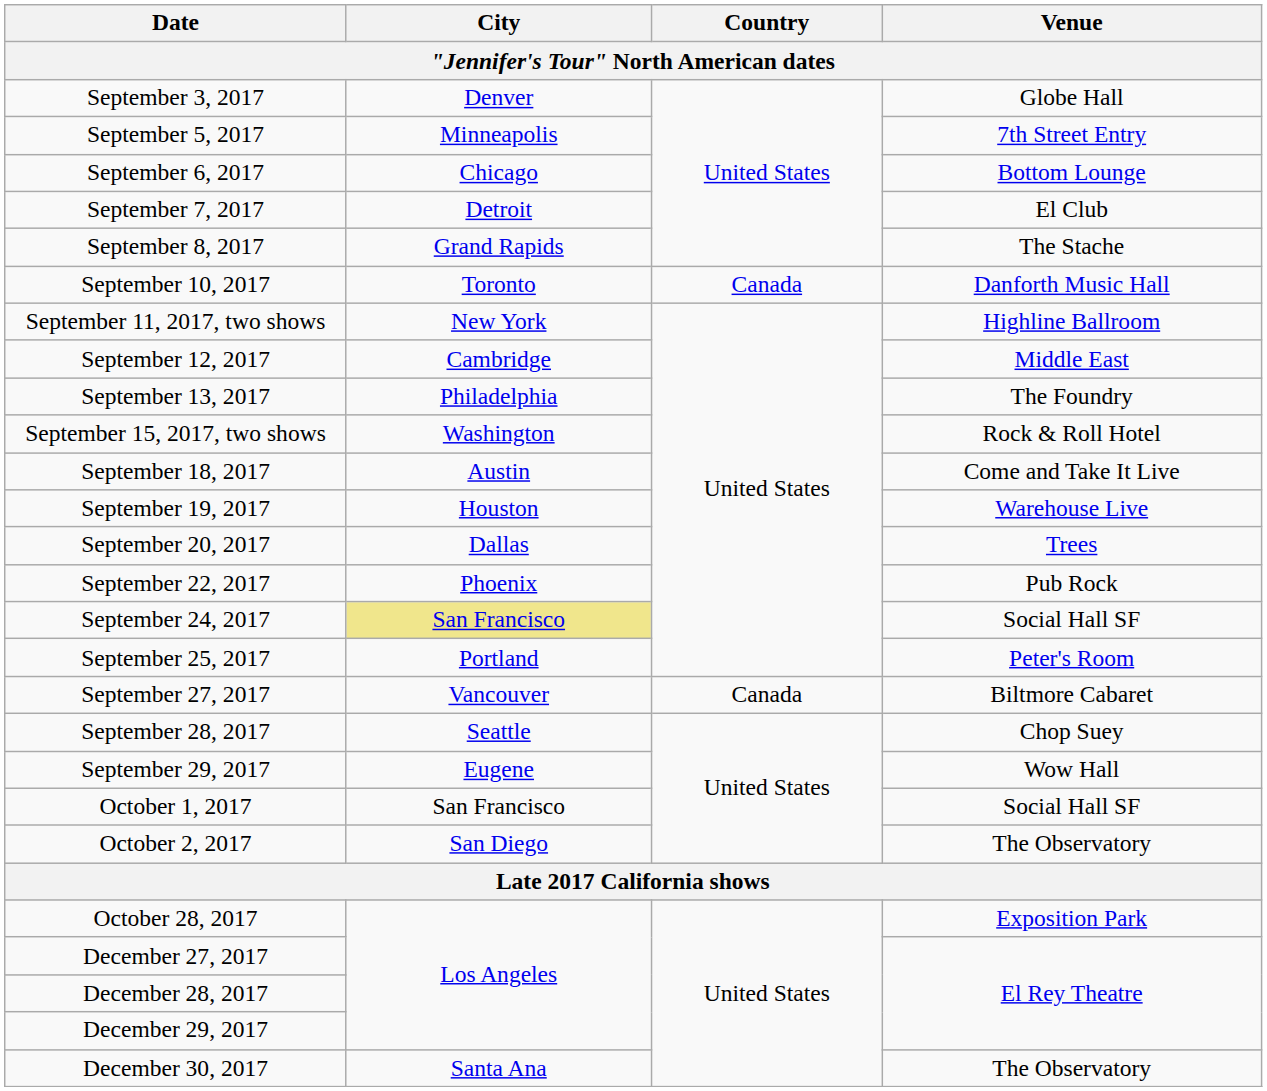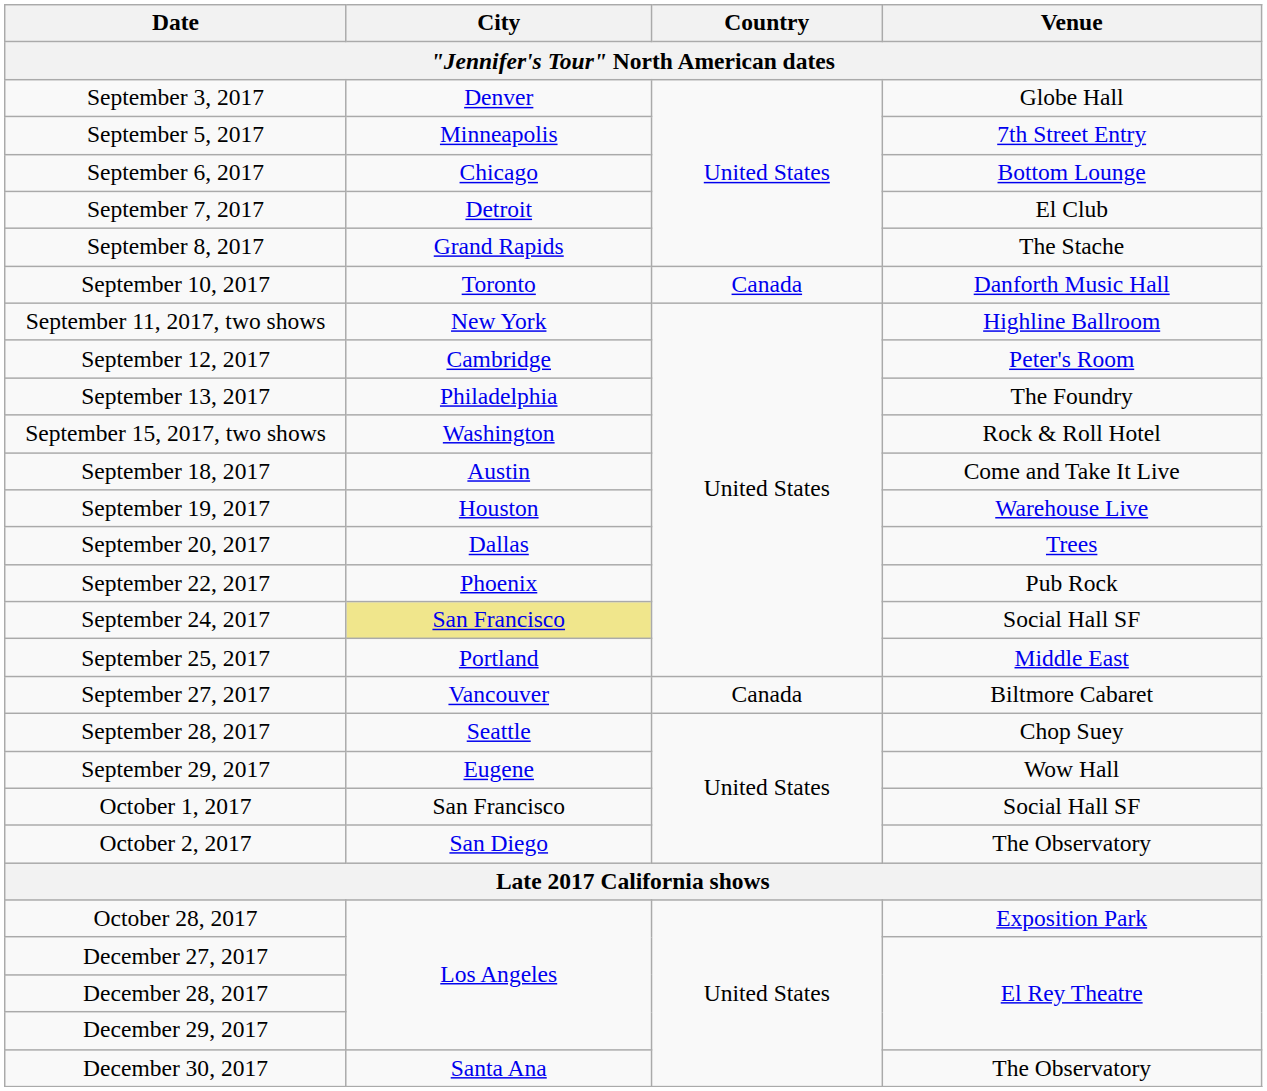(1072, 358) Middle East -> (1072, 358) Peter's Room
(1072, 657) Peter's Room -> (1072, 657) Middle East
